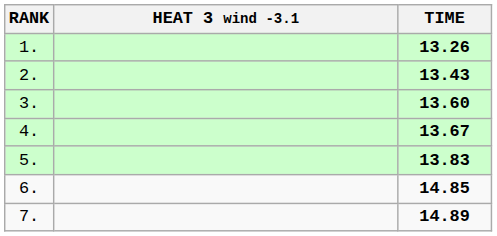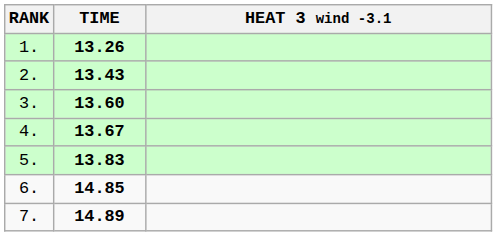columns swapped: (226, 19) <-> (445, 19)
